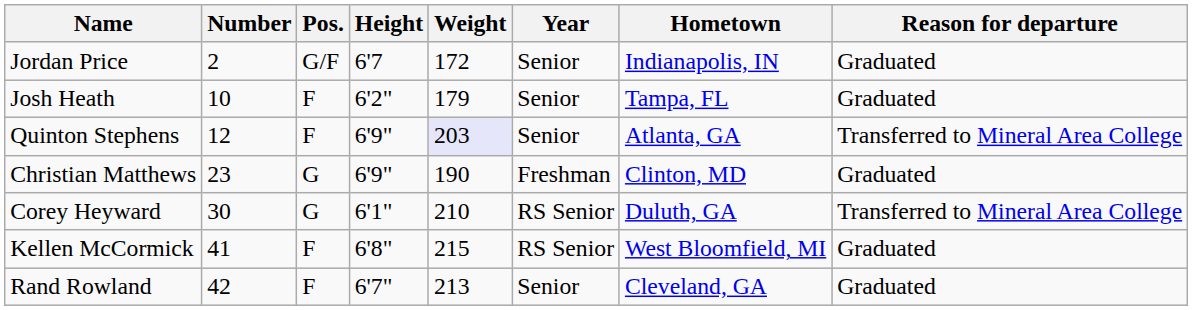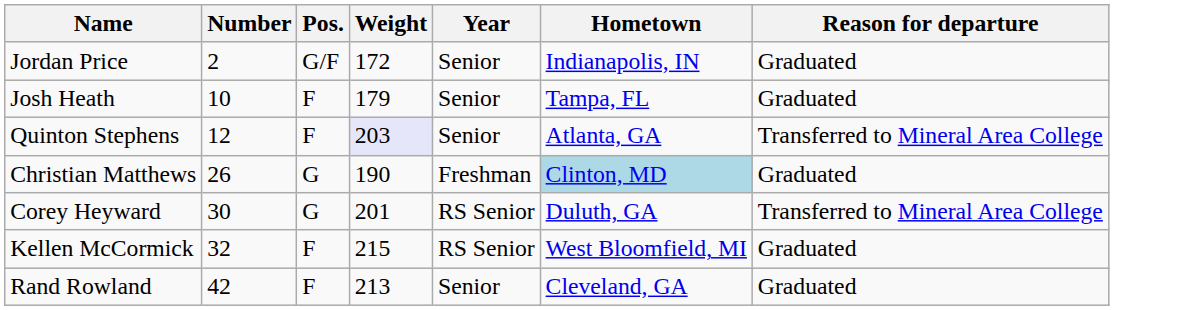- column: (389, 23)
(219, 173) 23 -> (219, 173) 26
(685, 173) no background -> (606, 173) lightblue background
(452, 211) 210 -> (372, 211) 201
(219, 248) 41 -> (219, 248) 32
